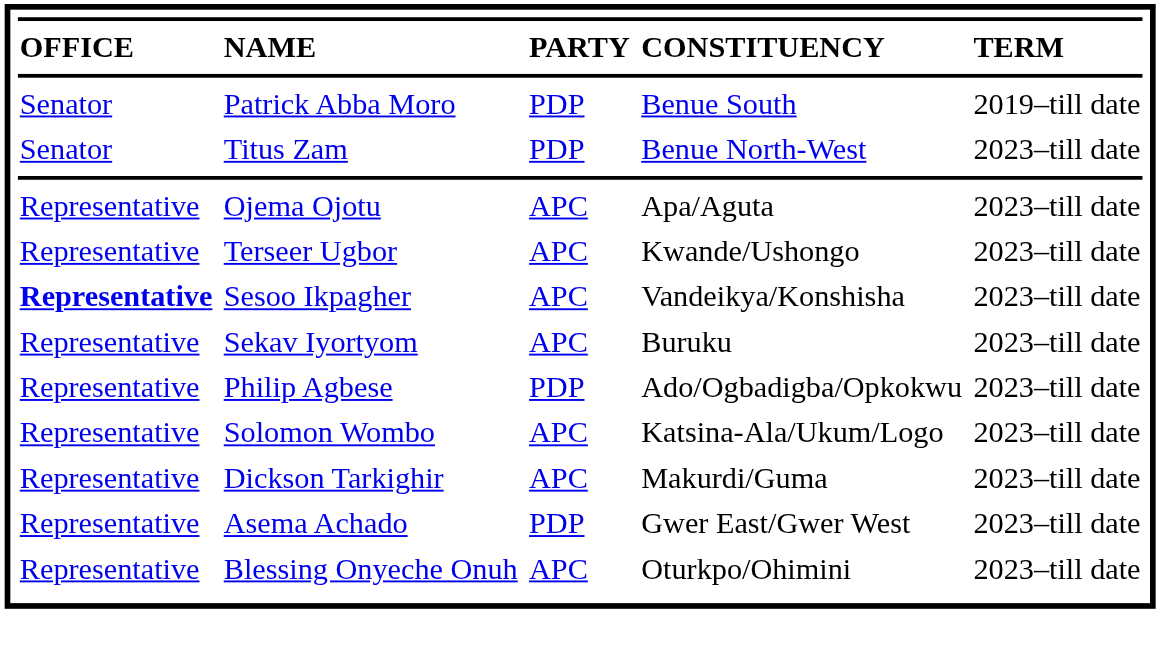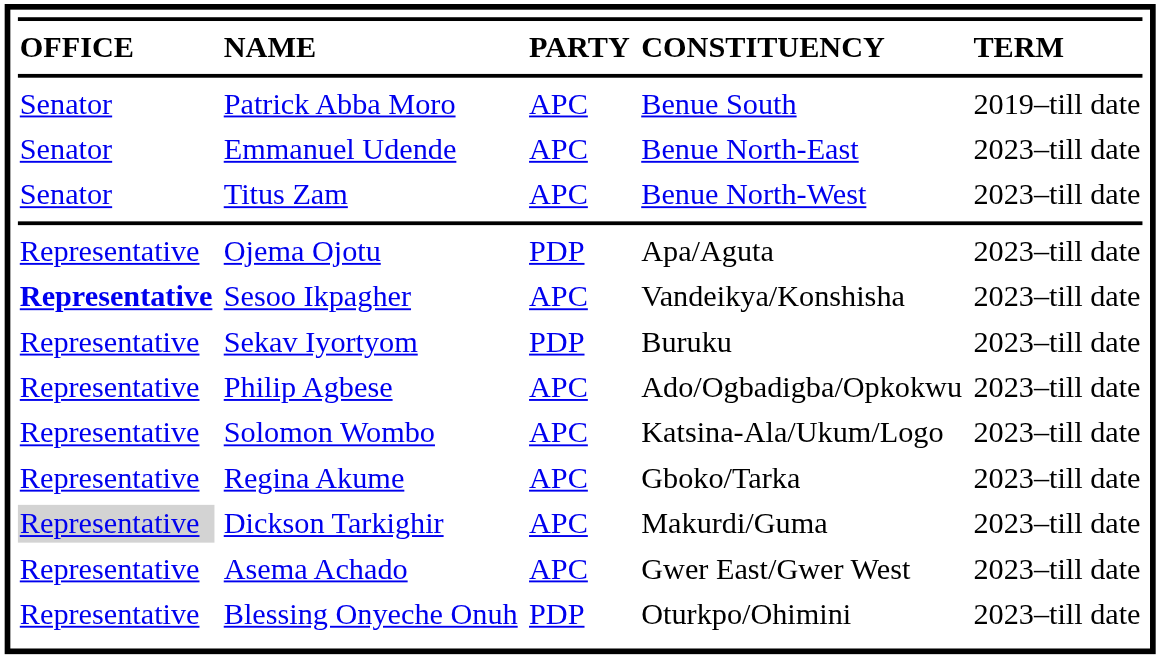(557, 103) PDP -> (558, 103) APC
+ row: (340, 149)
(557, 149) PDP -> (558, 194) APC
(558, 205) APC -> (557, 251) PDP
- row: (310, 251)
(558, 341) APC -> (557, 341) PDP
(557, 387) PDP -> (558, 387) APC
+ row: (314, 477)
(110, 477) no background -> (110, 523) lightgrey background
(557, 523) PDP -> (558, 568) APC
(558, 568) APC -> (557, 614) PDP
